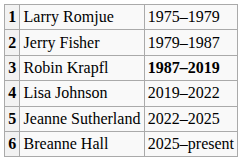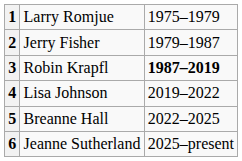(82, 118) Jeanne Sutherland -> (66, 118) Breanne Hall
(66, 144) Breanne Hall -> (82, 144) Jeanne Sutherland
